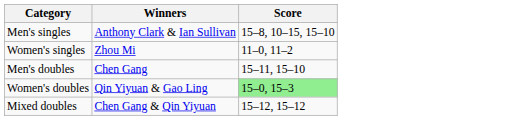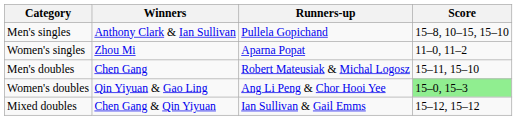+ column: (326, 13)
